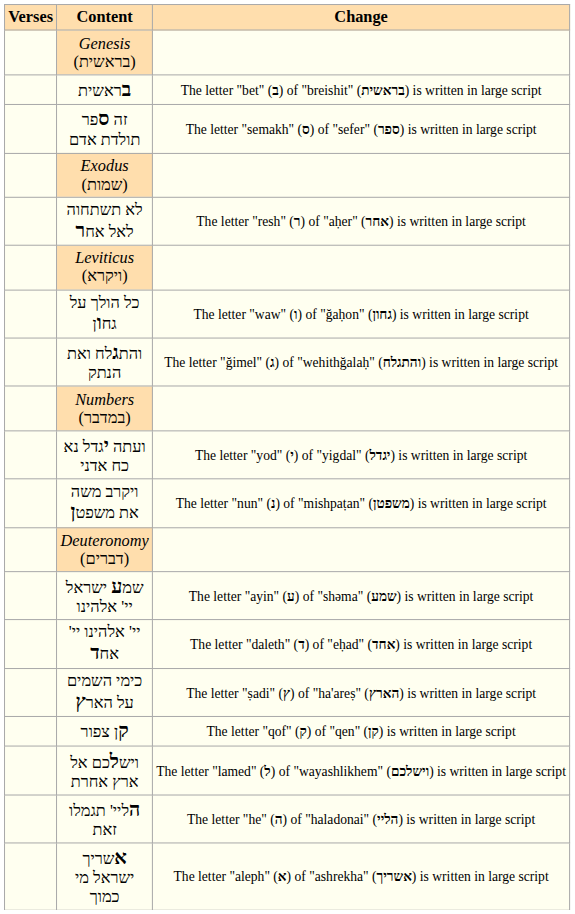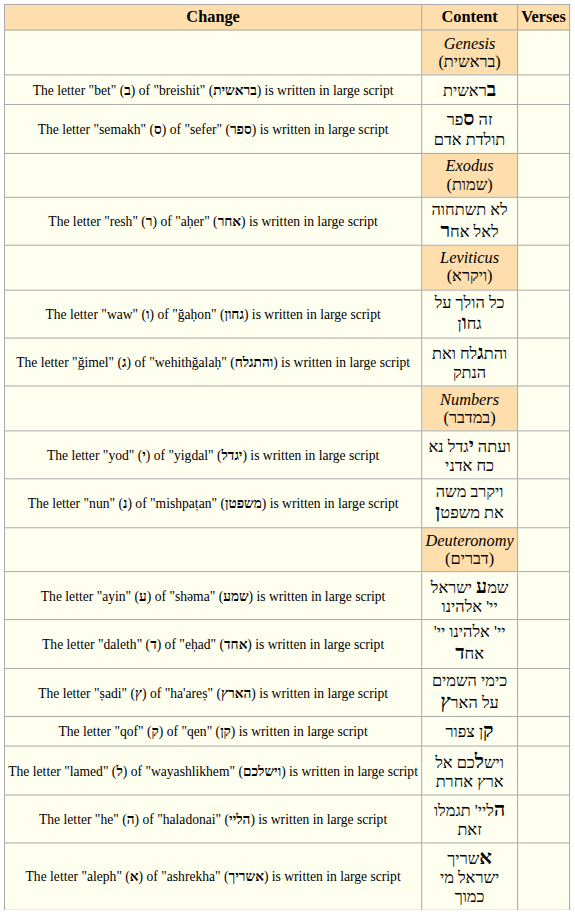columns swapped: (31, 17) <-> (361, 17)
